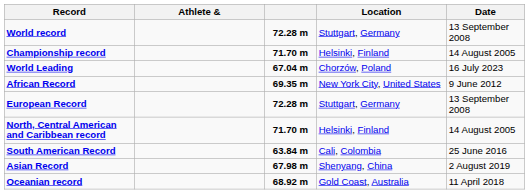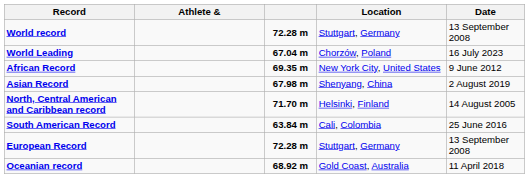- row: (56, 53)
rows swapped: (37, 166) <-> (47, 104)
